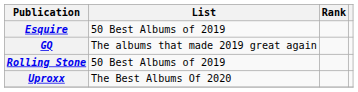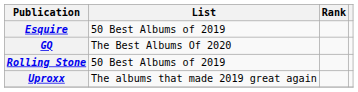(204, 46) The albums that made 2019 great again -> (161, 46) The Best Albums Of 2020
(161, 79) The Best Albums Of 2020 -> (204, 79) The albums that made 2019 great again
